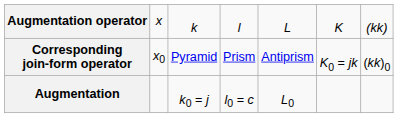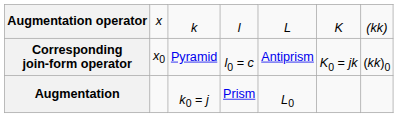(239, 57) Prism -> (239, 64) l0 = c
(239, 101) l0 = c -> (239, 93) Prism
